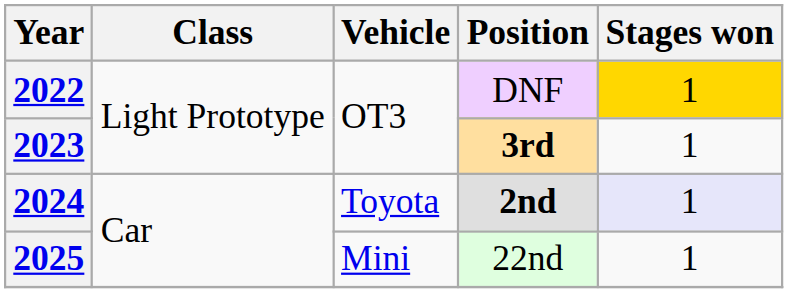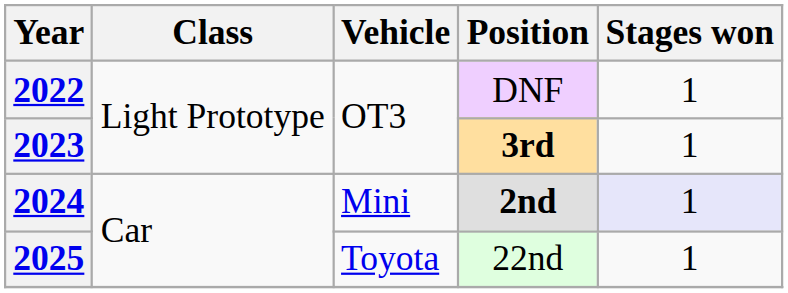(690, 88) gold background -> (690, 88) no background
(390, 201) Toyota -> (376, 201) Mini
(376, 257) Mini -> (390, 257) Toyota
